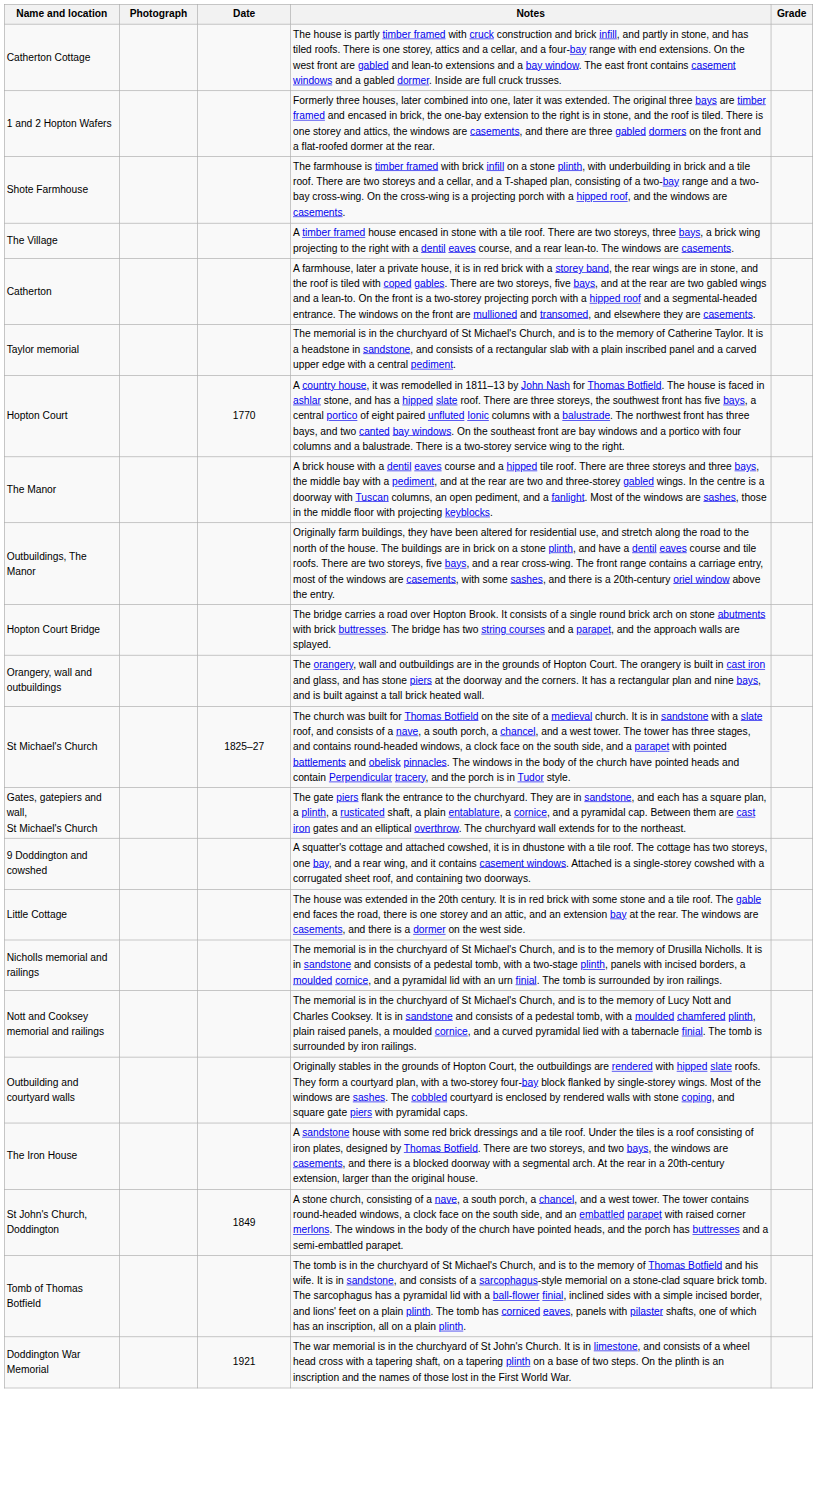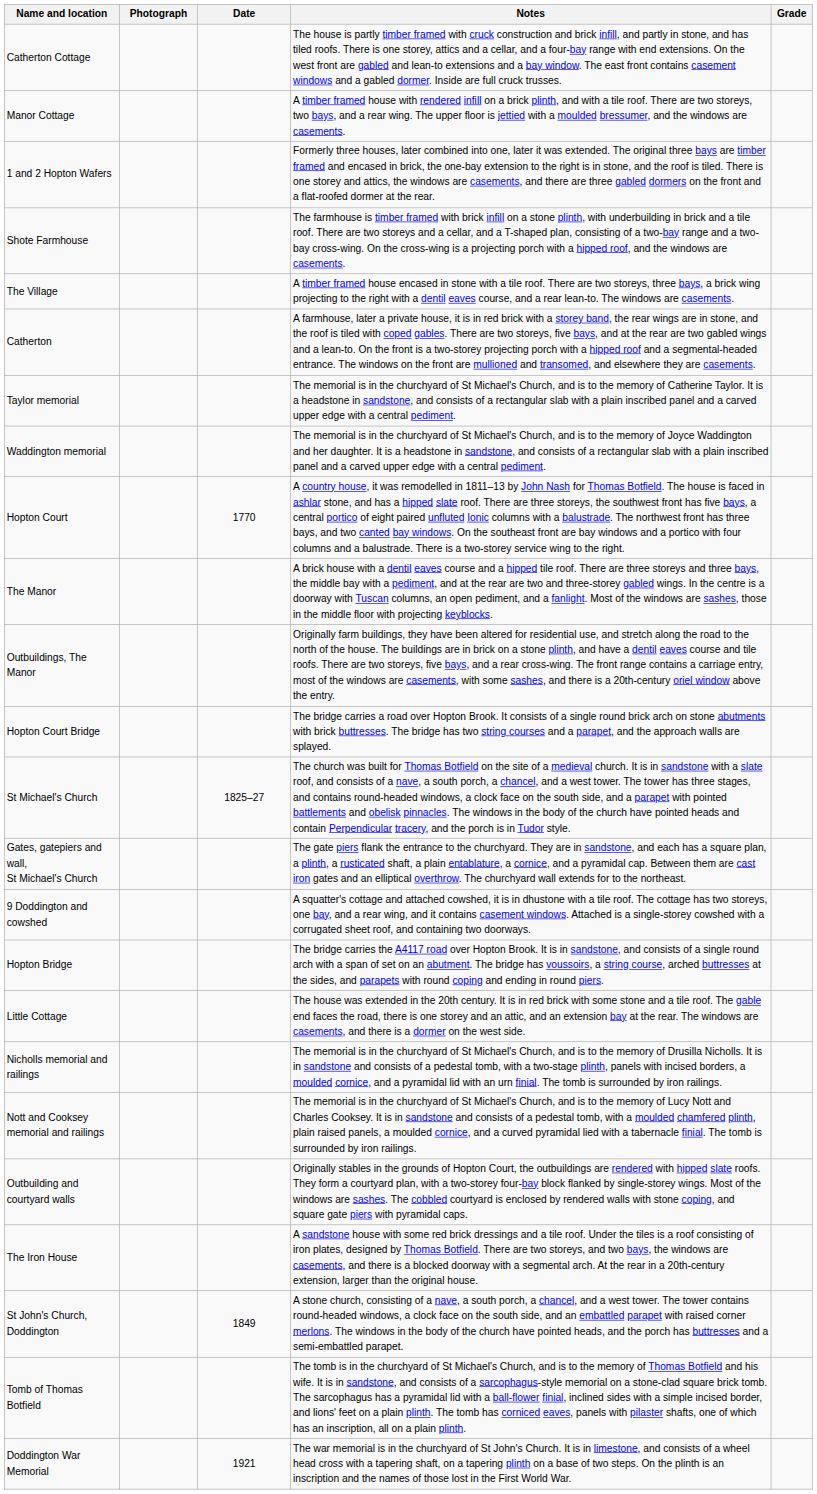+ row: (41, 116)
+ row: (56, 451)
- row: (49, 680)
+ row: (39, 965)
